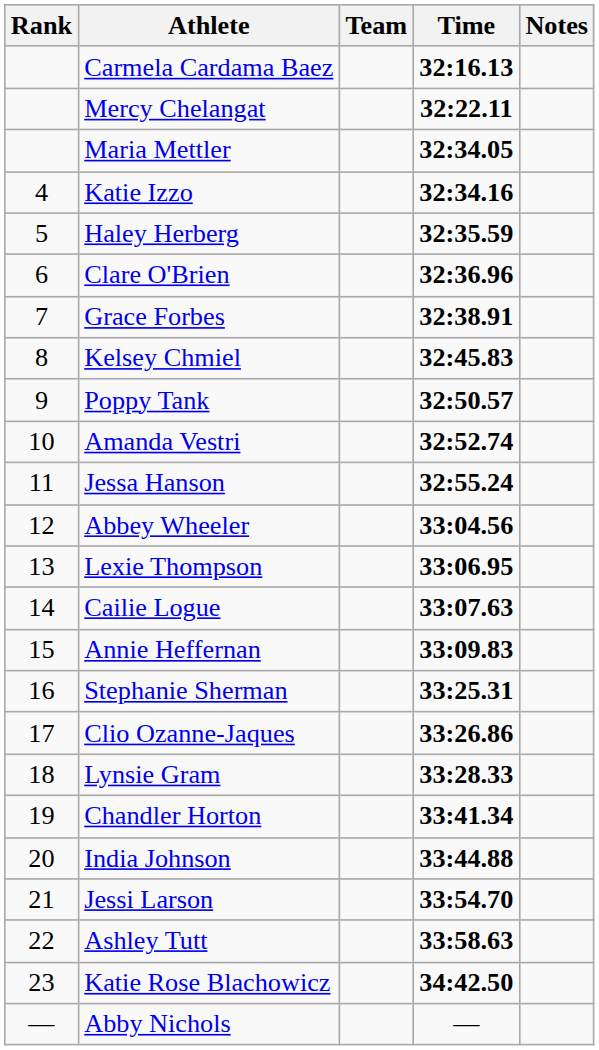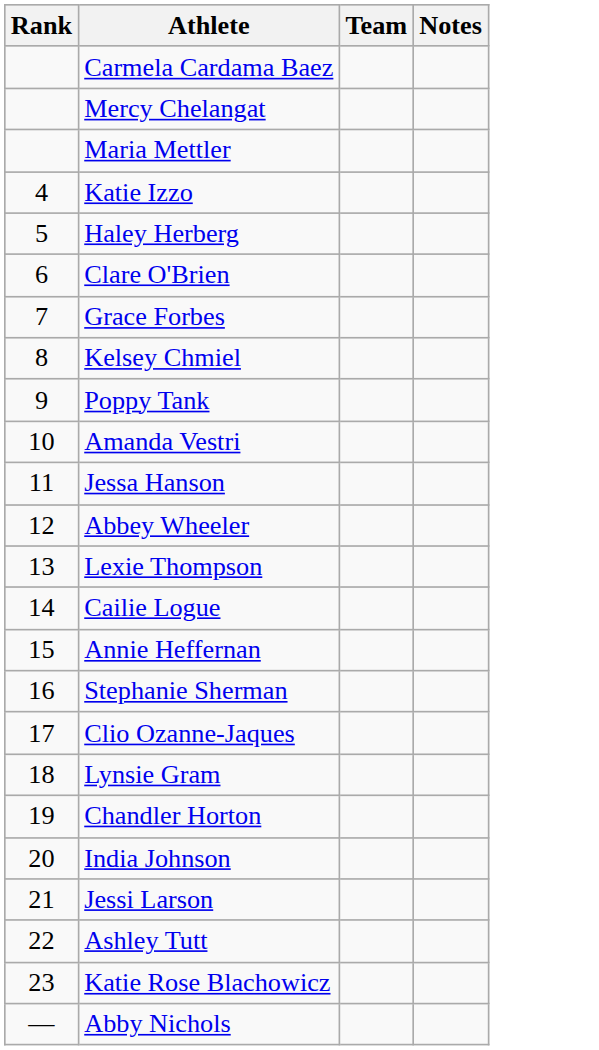- column: (466, 25)
